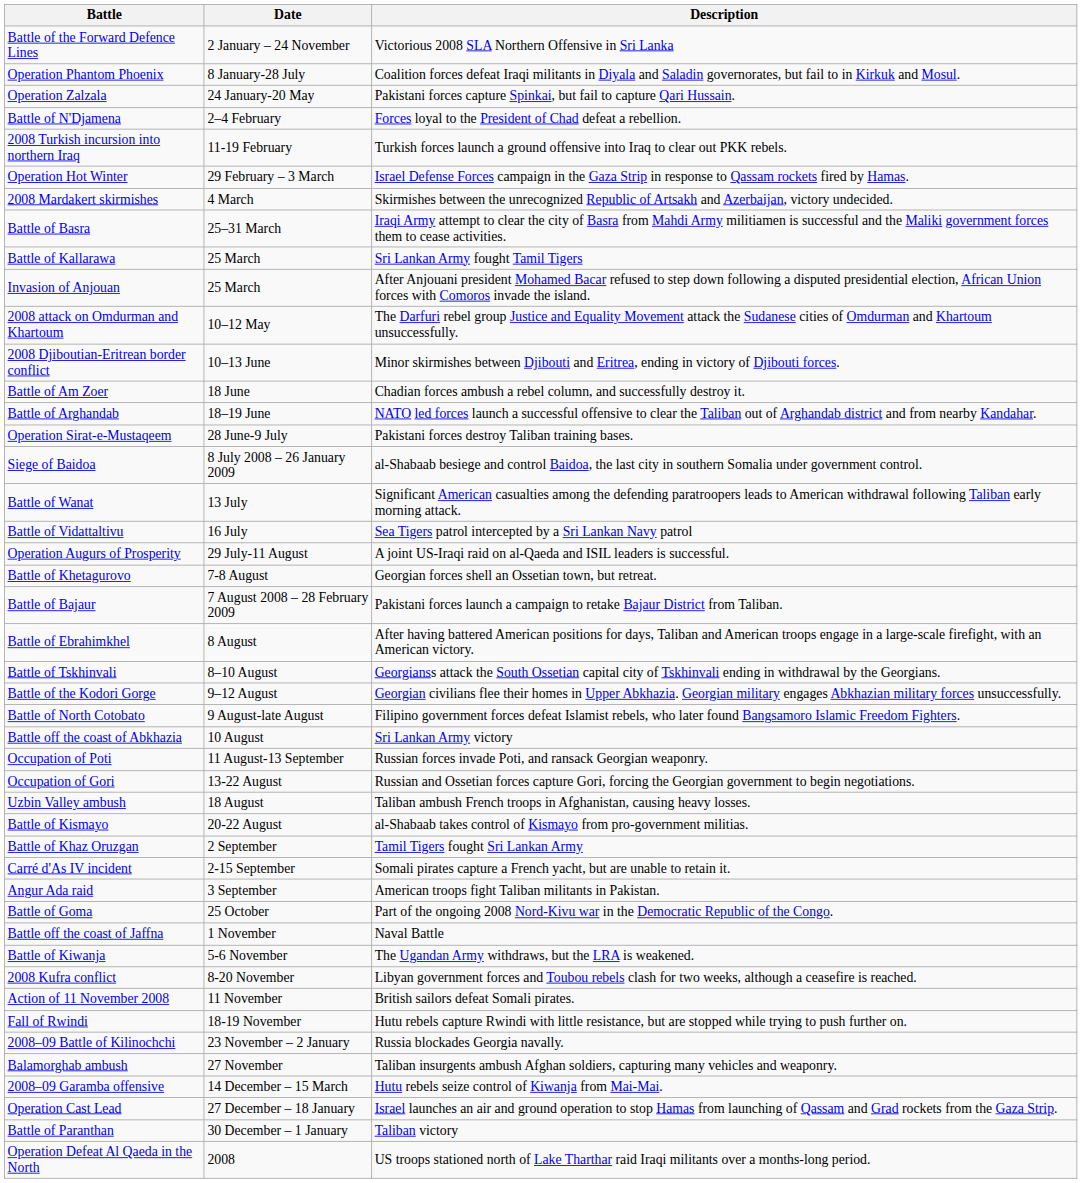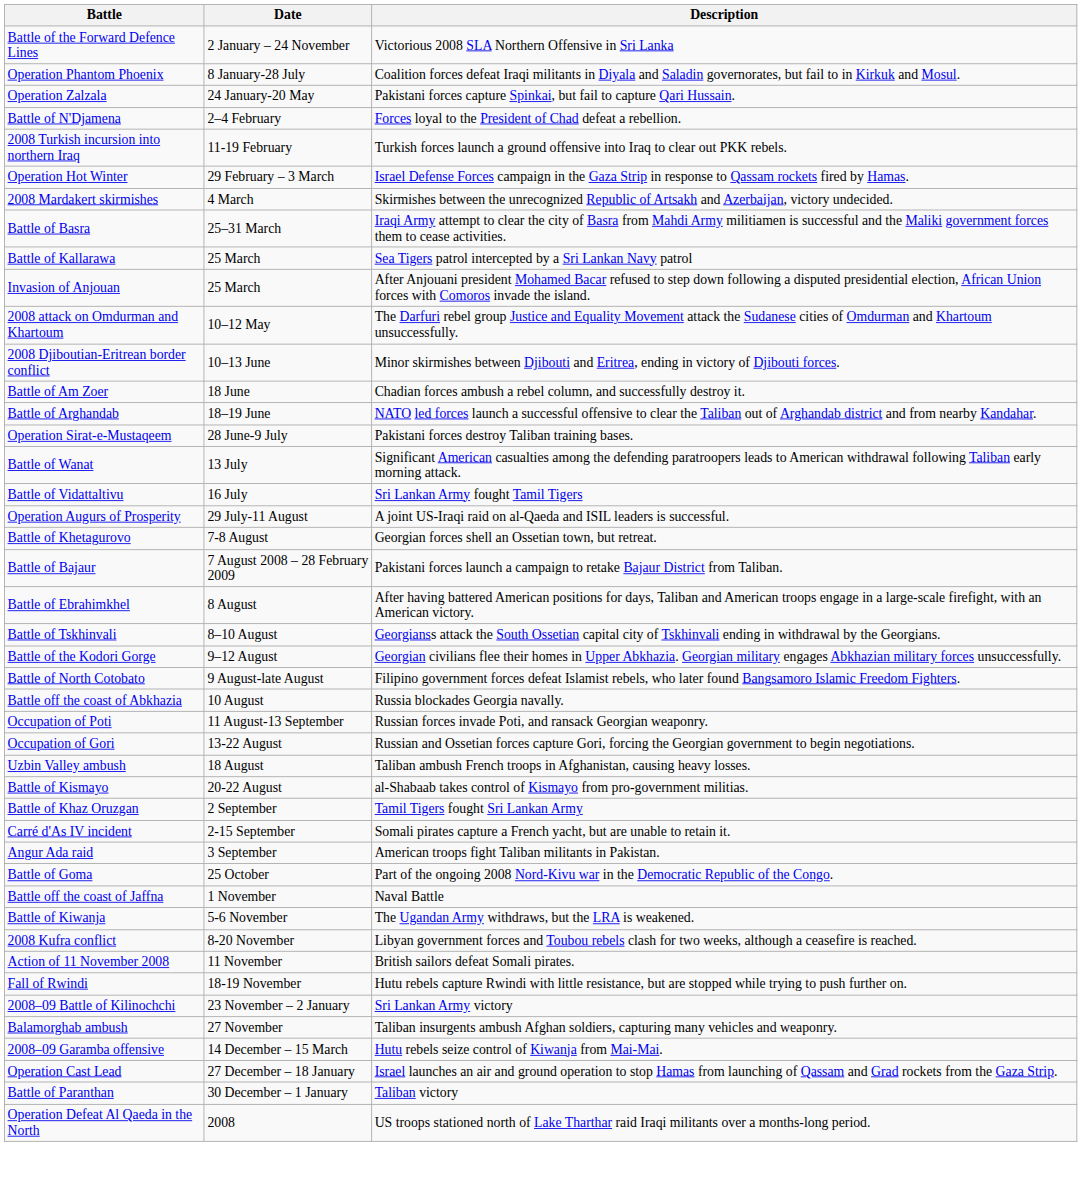(479, 258) Sri Lankan Army fought Tamil Tigers -> (533, 258) Sea Tigers patrol intercepted by a Sri Lankan Navy patrol
- row: (52, 465)
(533, 532) Sea Tigers patrol intercepted by a Sri Lankan Navy patrol -> (479, 494) Sri Lankan Army fought Tamil Tigers
(444, 737) Sri Lankan Army victory -> (469, 700) Russia blockades Georgia navally.
(469, 1043) Russia blockades Georgia navally. -> (444, 1005) Sri Lankan Army victory
